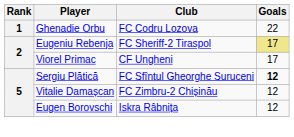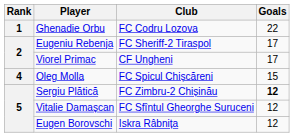(273, 44) khaki background -> (273, 44) no background
+ row: (60, 76)
(186, 76) FC Sfîntul Gheorghe Suruceni -> (168, 92) FC Zimbru-2 Chișinău
(168, 92) FC Zimbru-2 Chișinău -> (186, 108) FC Sfîntul Gheorghe Suruceni
